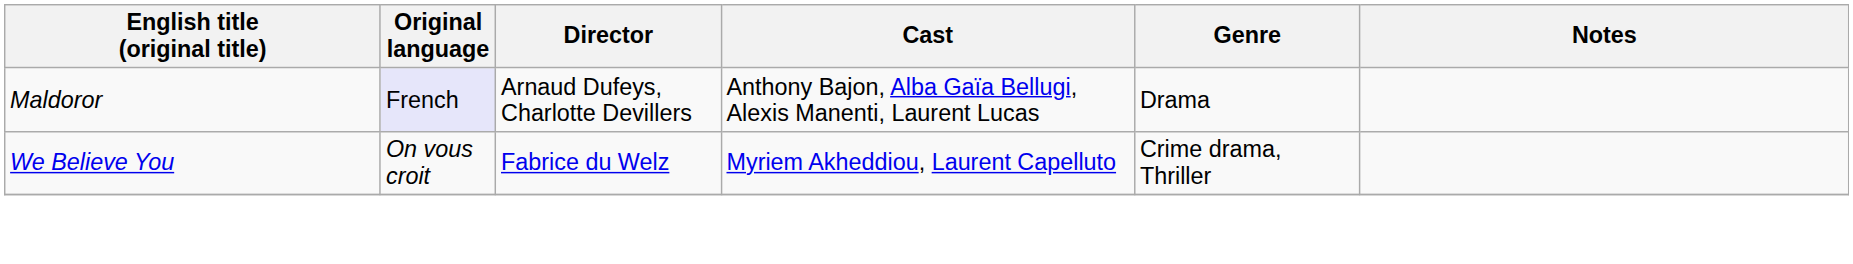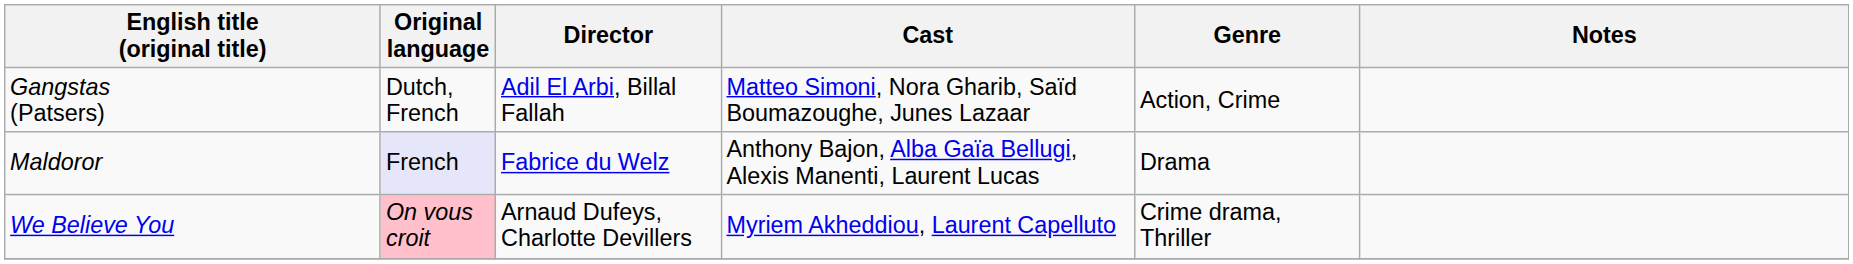+ row: (60, 99)
(596, 99) Arnaud Dufeys, Charlotte Devillers -> (585, 162) Fabrice du Welz
(429, 162) no background -> (429, 226) pink background
(585, 162) Fabrice du Welz -> (596, 226) Arnaud Dufeys, Charlotte Devillers
